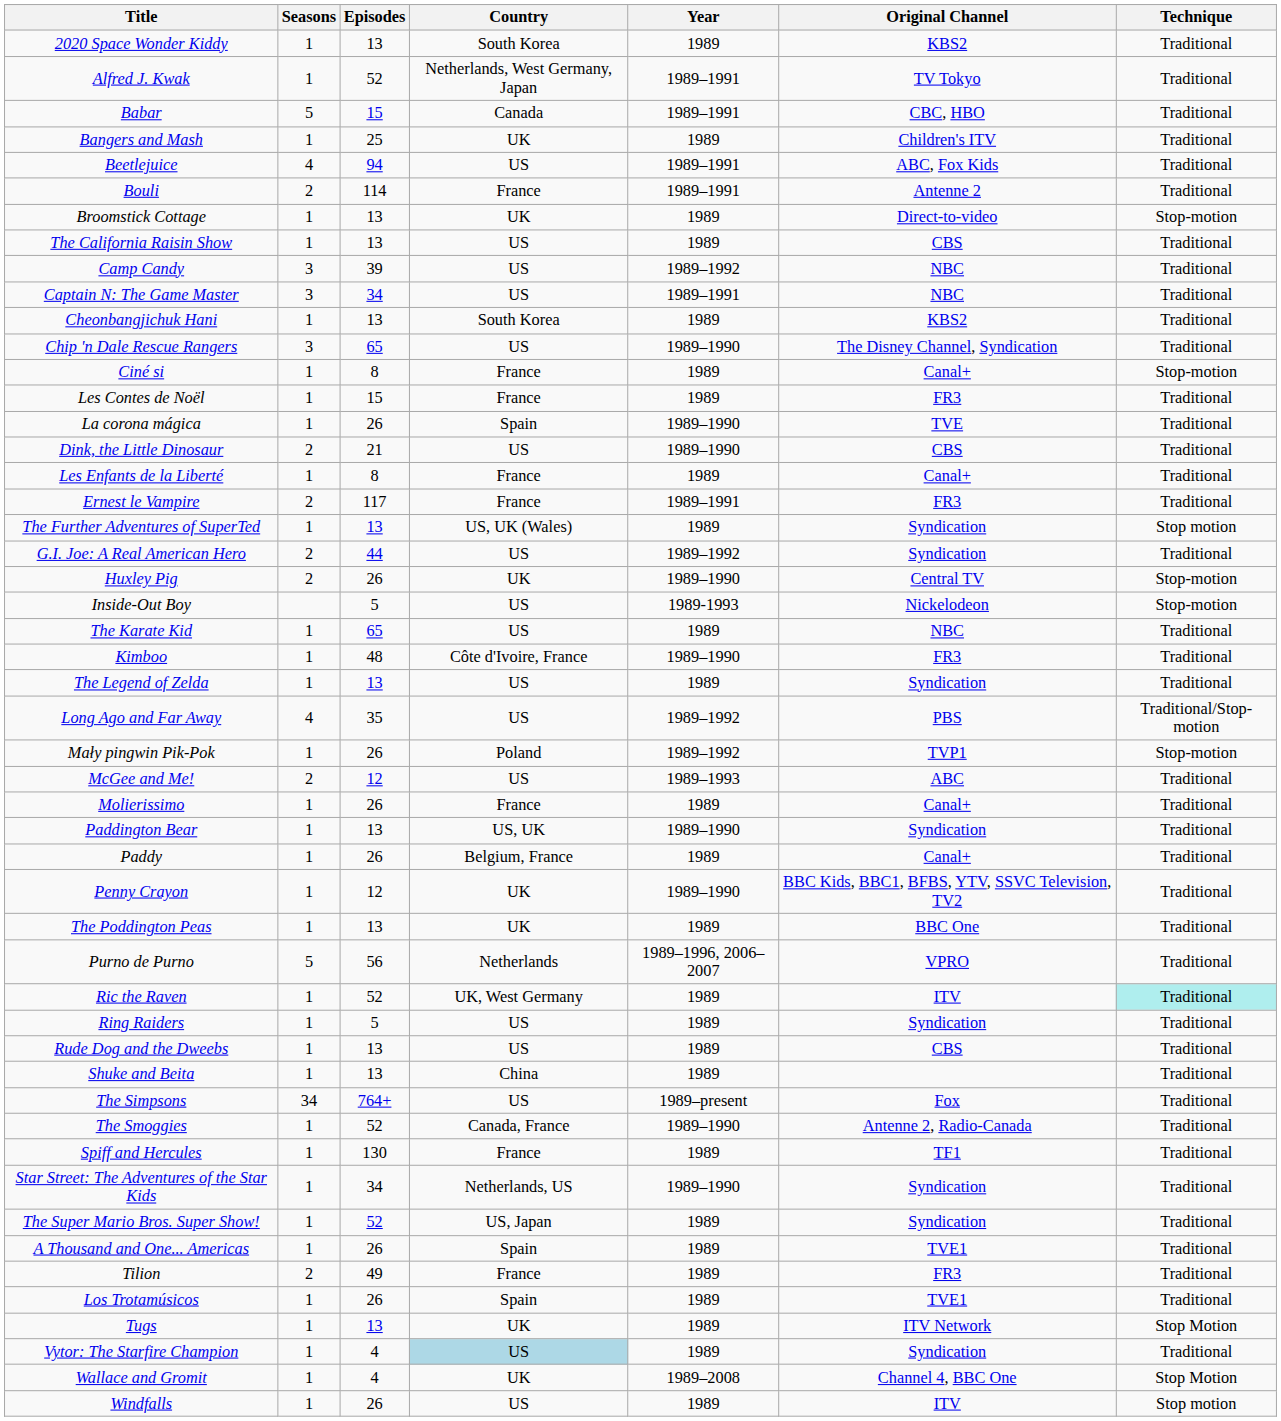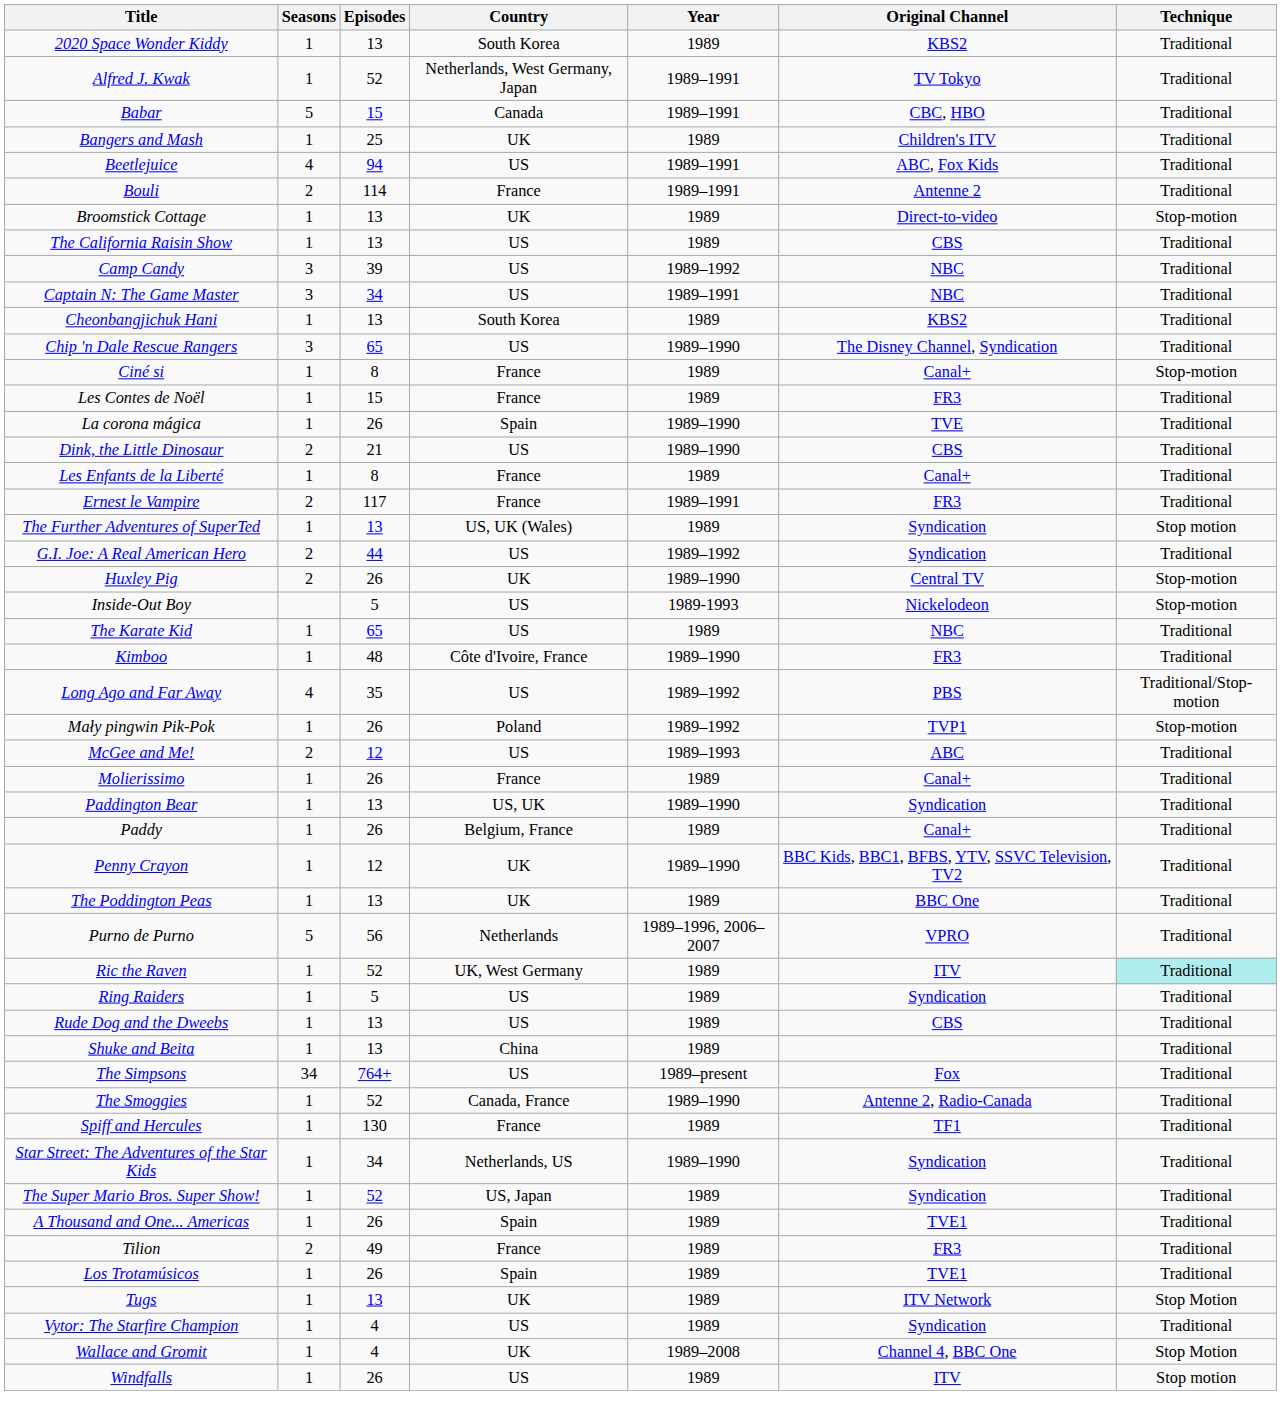- row: (141, 682)
(519, 1351) lightblue background -> (519, 1325) no background
